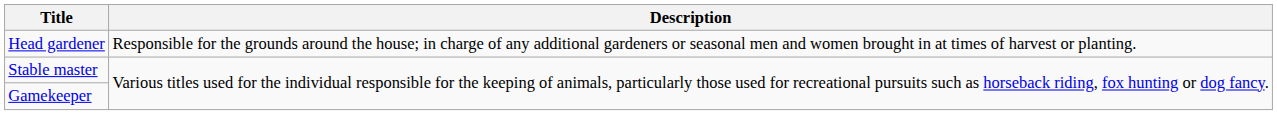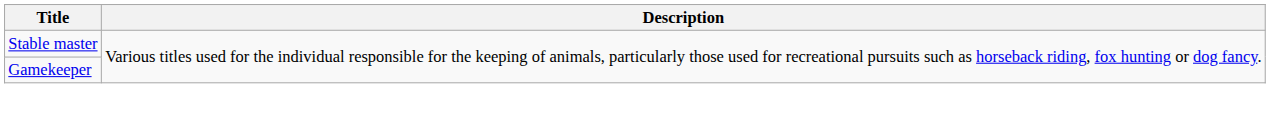- row: (57, 43)
